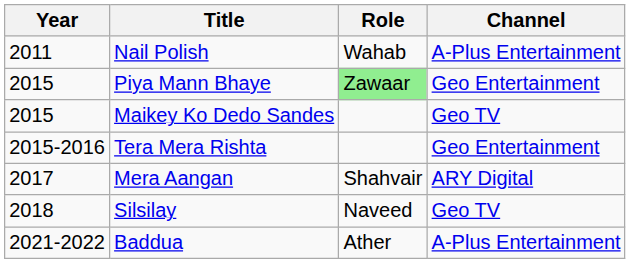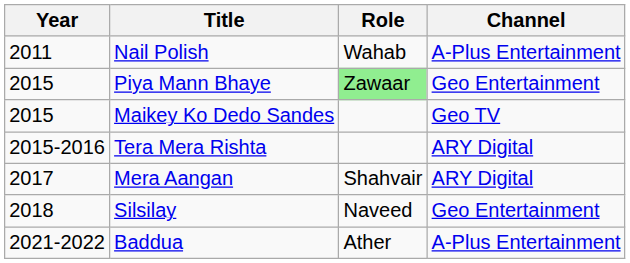(516, 147) Geo Entertainment -> (482, 147) ARY Digital
(466, 210) Geo TV -> (516, 210) Geo Entertainment
